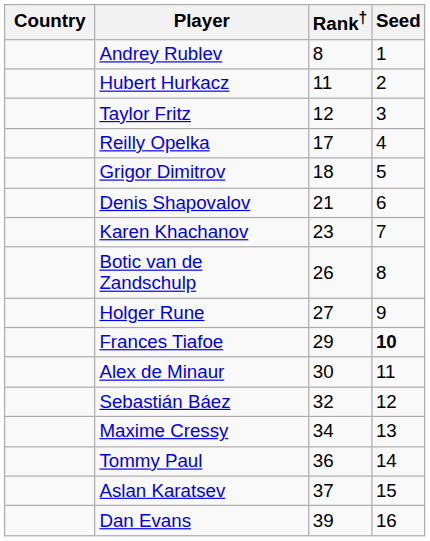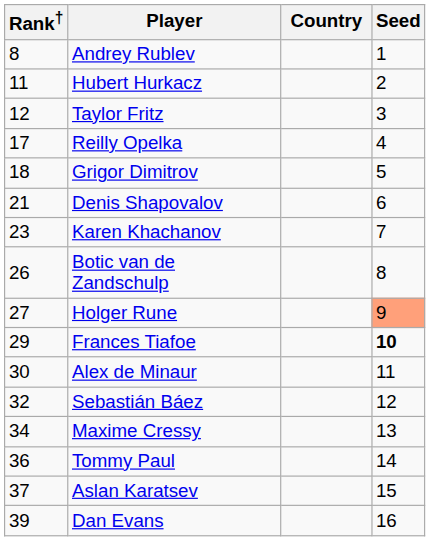columns swapped: (50, 21) <-> (340, 21)
(381, 312) no background -> (381, 312) lightsalmon background
